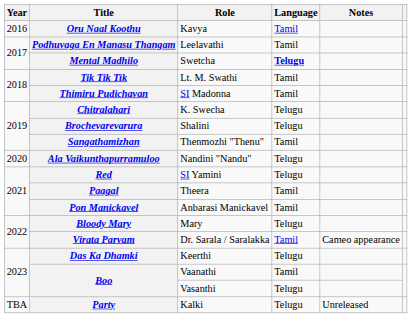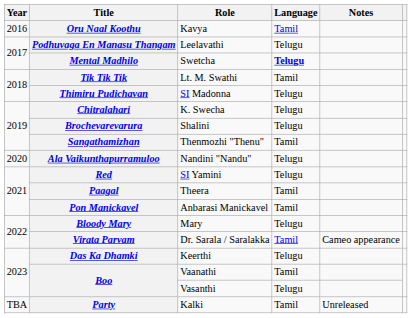(286, 45) Tamil -> (288, 45) Telugu
(286, 93) Tamil -> (288, 93) Telugu
(288, 304) Telugu -> (286, 304) Tamil
